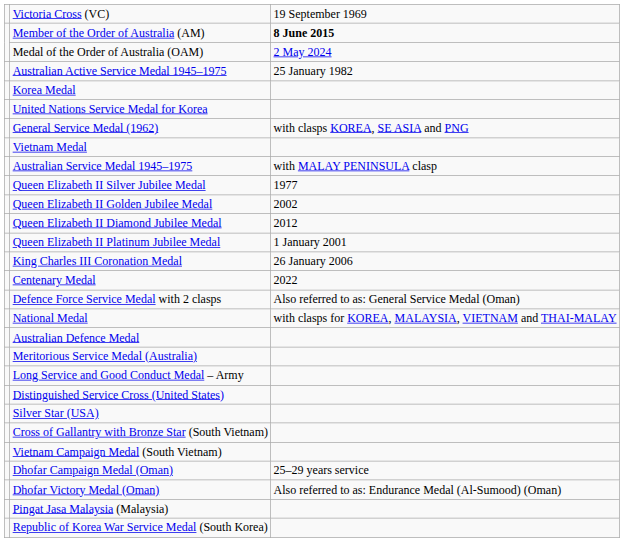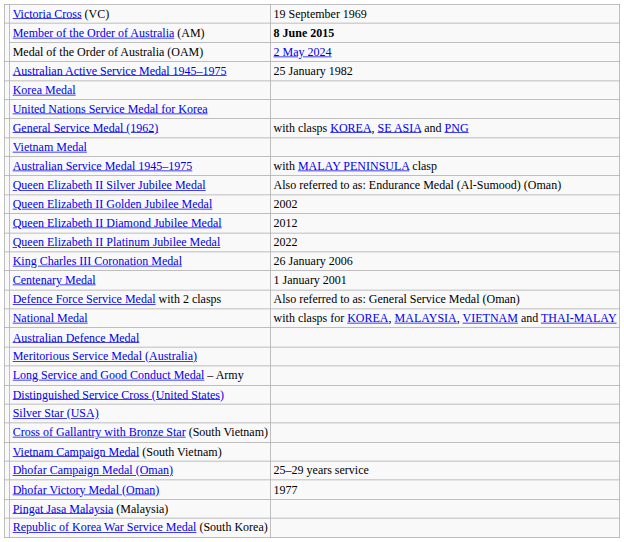(286, 185) 1977 -> (417, 185) Also referred to as: Endurance Medal (Al-Sumood) (Oman)
(310, 242) 1 January 2001 -> (286, 242) 2022
(286, 280) 2022 -> (310, 280) 1 January 2001
(417, 489) Also referred to as: Endurance Medal (Al-Sumood) (Oman) -> (286, 489) 1977
